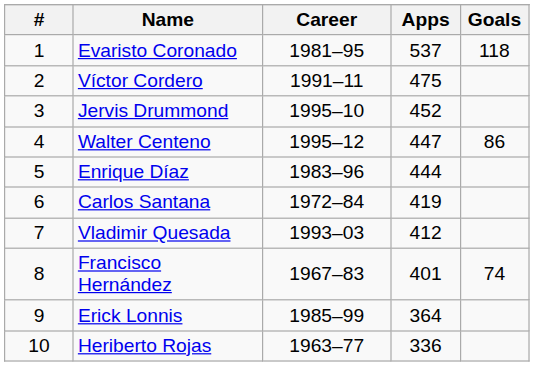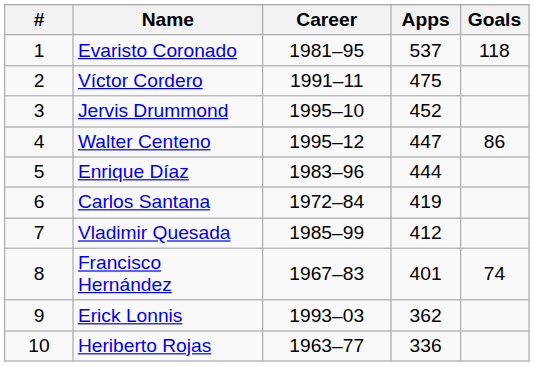(327, 232) 1993–03 -> (327, 232) 1985–99
(327, 315) 1985–99 -> (327, 315) 1993–03
(426, 315) 364 -> (426, 315) 362
